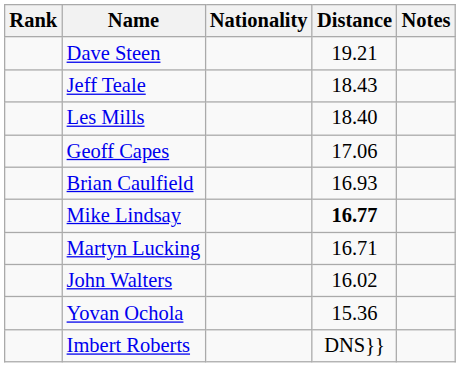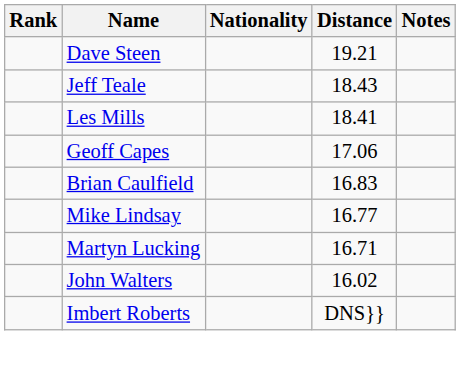(355, 118) 18.40 -> (355, 118) 18.41
(355, 183) 16.93 -> (355, 183) 16.83
(355, 215) bold -> (355, 215) normal
- row: (125, 313)
